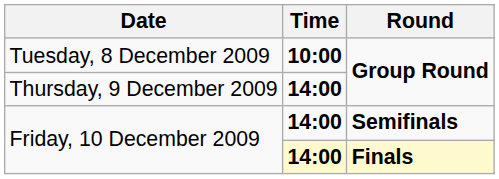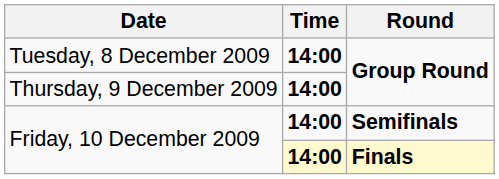(315, 55) 10:00 -> (315, 55) 14:00
